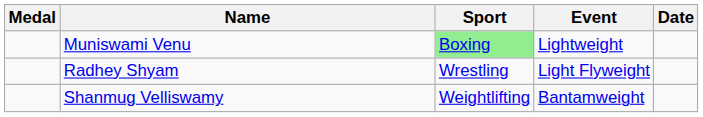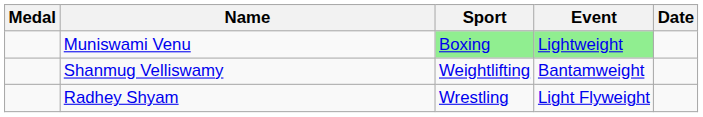(580, 44) no background -> (580, 44) lightgreen background
rows swapped: (144, 97) <-> (121, 71)
